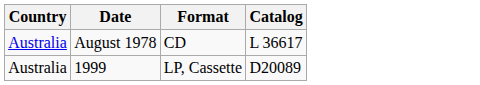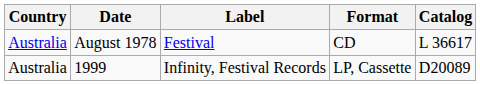+ column: (245, 17)
